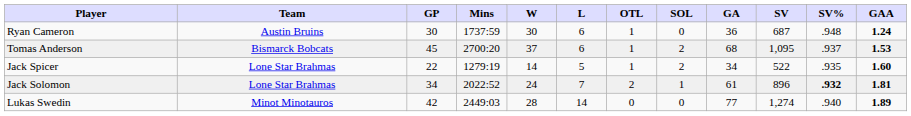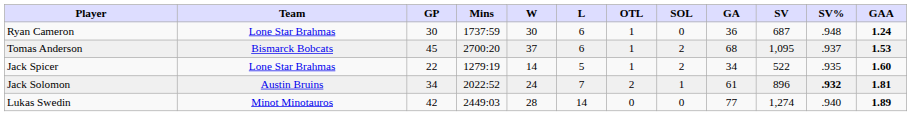(292, 31) Austin Bruins -> (292, 31) Lone Star Brahmas
(292, 84) Lone Star Brahmas -> (292, 84) Austin Bruins
